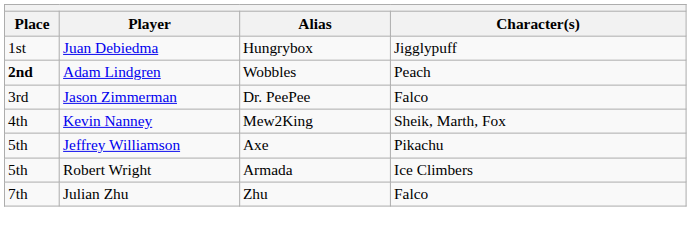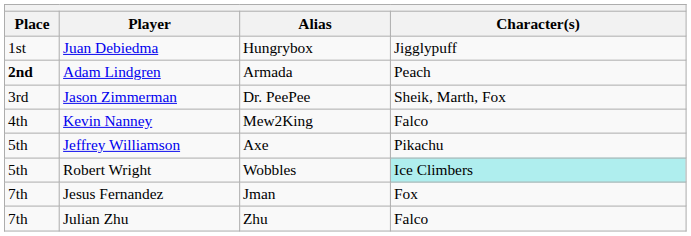(270, 72) Wobbles -> (268, 72) Armada
(411, 96) Falco -> (450, 96) Sheik, Marth, Fox
(450, 121) Sheik, Marth, Fox -> (411, 121) Falco
(268, 169) Armada -> (270, 169) Wobbles
(434, 169) no background -> (434, 169) paleturquoise background
+ row: (113, 194)
